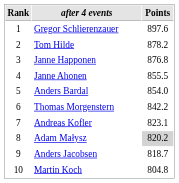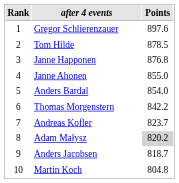(158, 44) 878.2 -> (158, 44) 878.5
(158, 76) 855.5 -> (158, 76) 855.0
(158, 123) 823.1 -> (158, 123) 823.7
